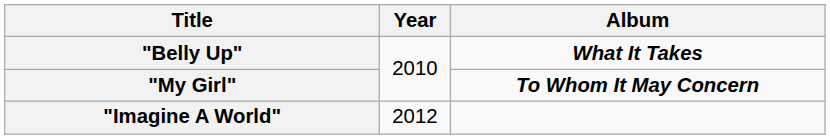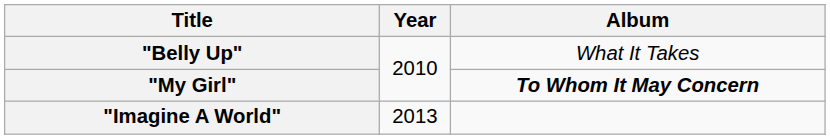(638, 52) bold -> (638, 52) normal
(415, 117) 2012 -> (415, 117) 2013
